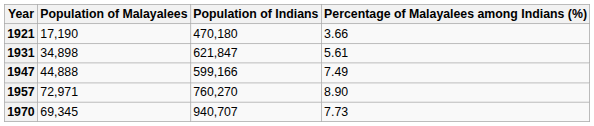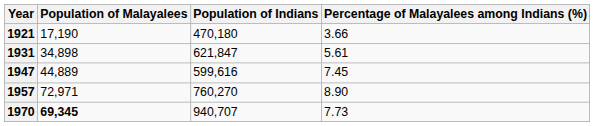(59, 72) 44,888 -> (59, 72) 44,889
(215, 72) 599,166 -> (215, 72) 599,616
(336, 72) 7.49 -> (336, 72) 7.45
(59, 111) normal -> (59, 111) bold
